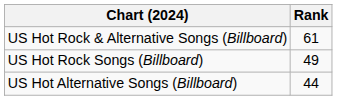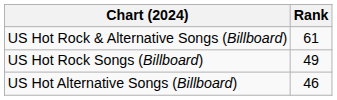(311, 83) 44 -> (311, 83) 46
